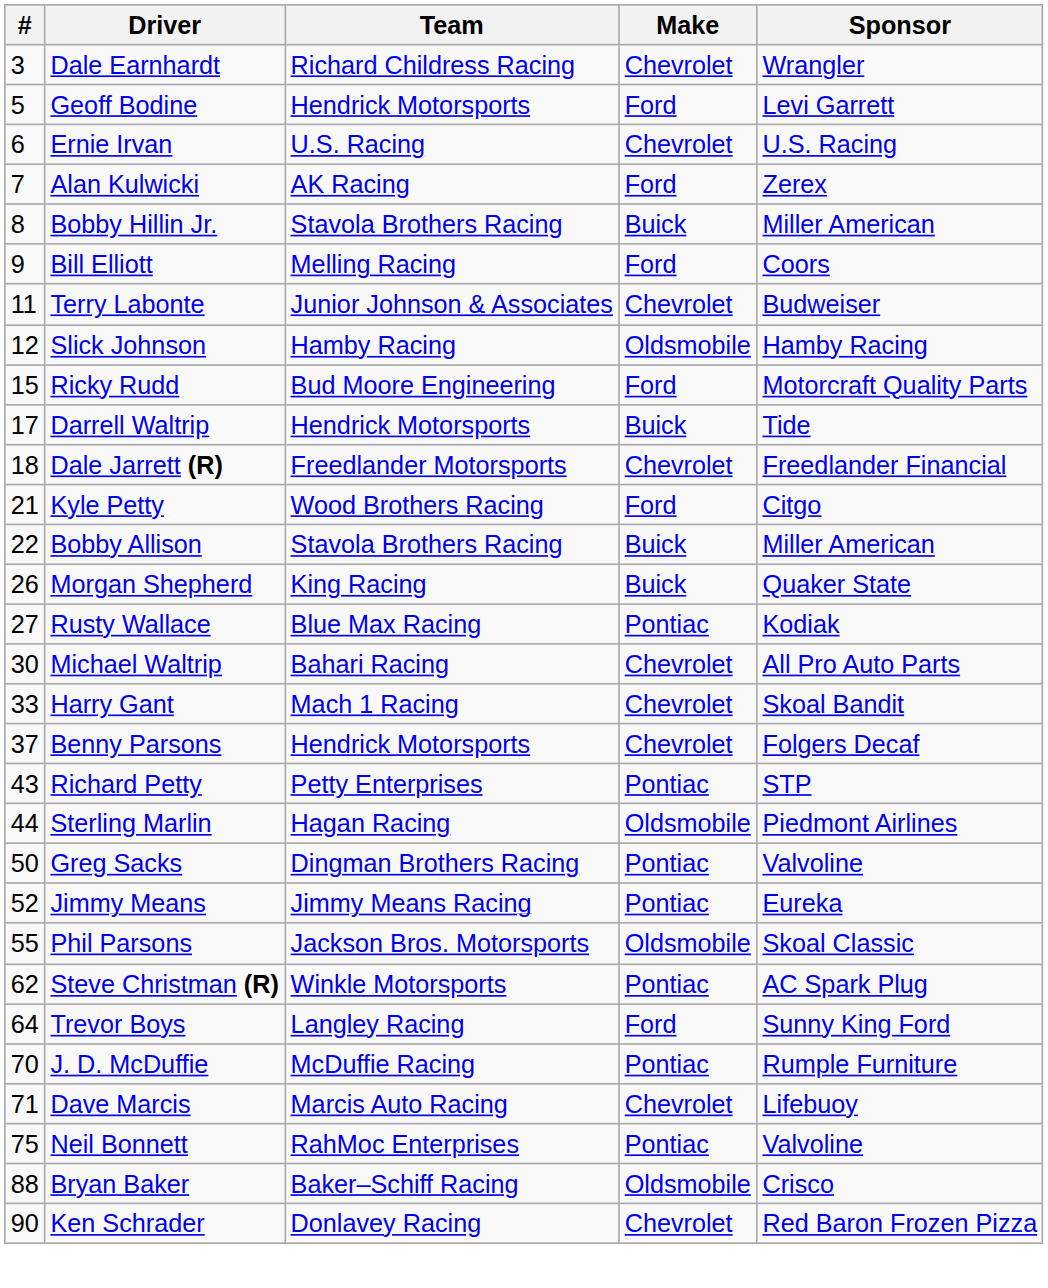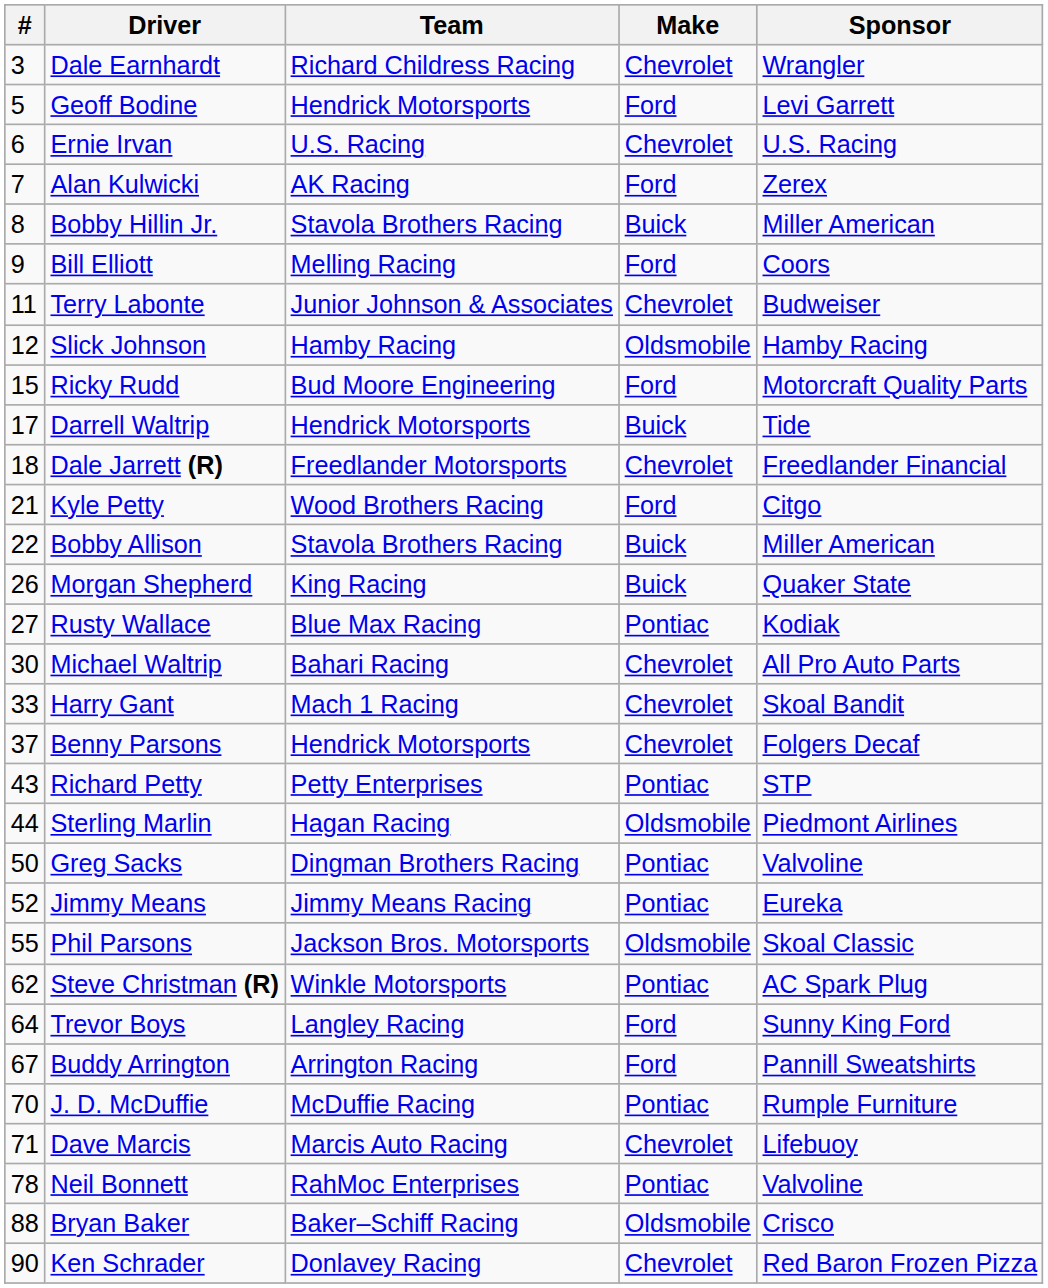+ row: (140, 1064)
(25, 1143) 75 -> (25, 1183) 78
